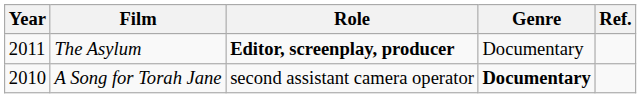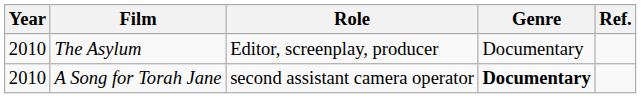(27, 48) 2011 -> (27, 48) 2010
(342, 48) bold -> (334, 48) normal
